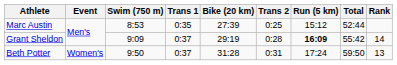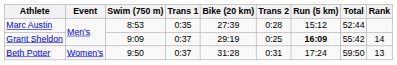(274, 26) 0:25 -> (274, 26) 0:28
(274, 39) 0:28 -> (274, 39) 0:25
